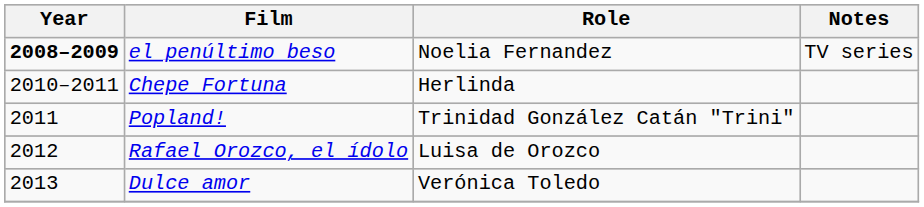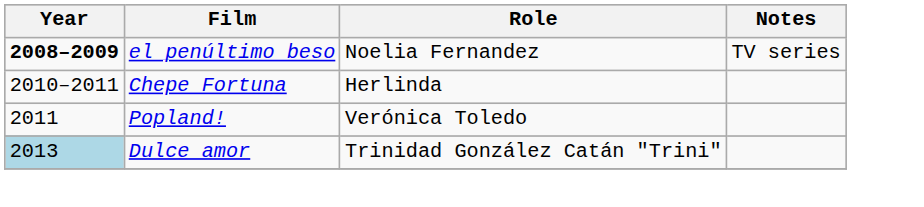(606, 120) Trinidad González Catán "Trini" -> (436, 120) Verónica Toledo
- row: (268, 152)
(34, 185) no background -> (34, 152) lightblue background
(509, 185) Verónica Toledo -> (533, 152) Trinidad González Catán "Trini"
